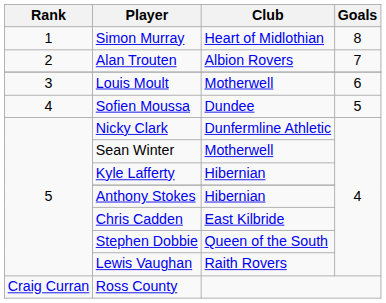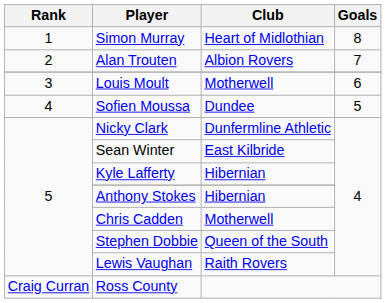(239, 151) Motherwell -> (244, 151) East Kilbride
(244, 219) East Kilbride -> (239, 219) Motherwell
